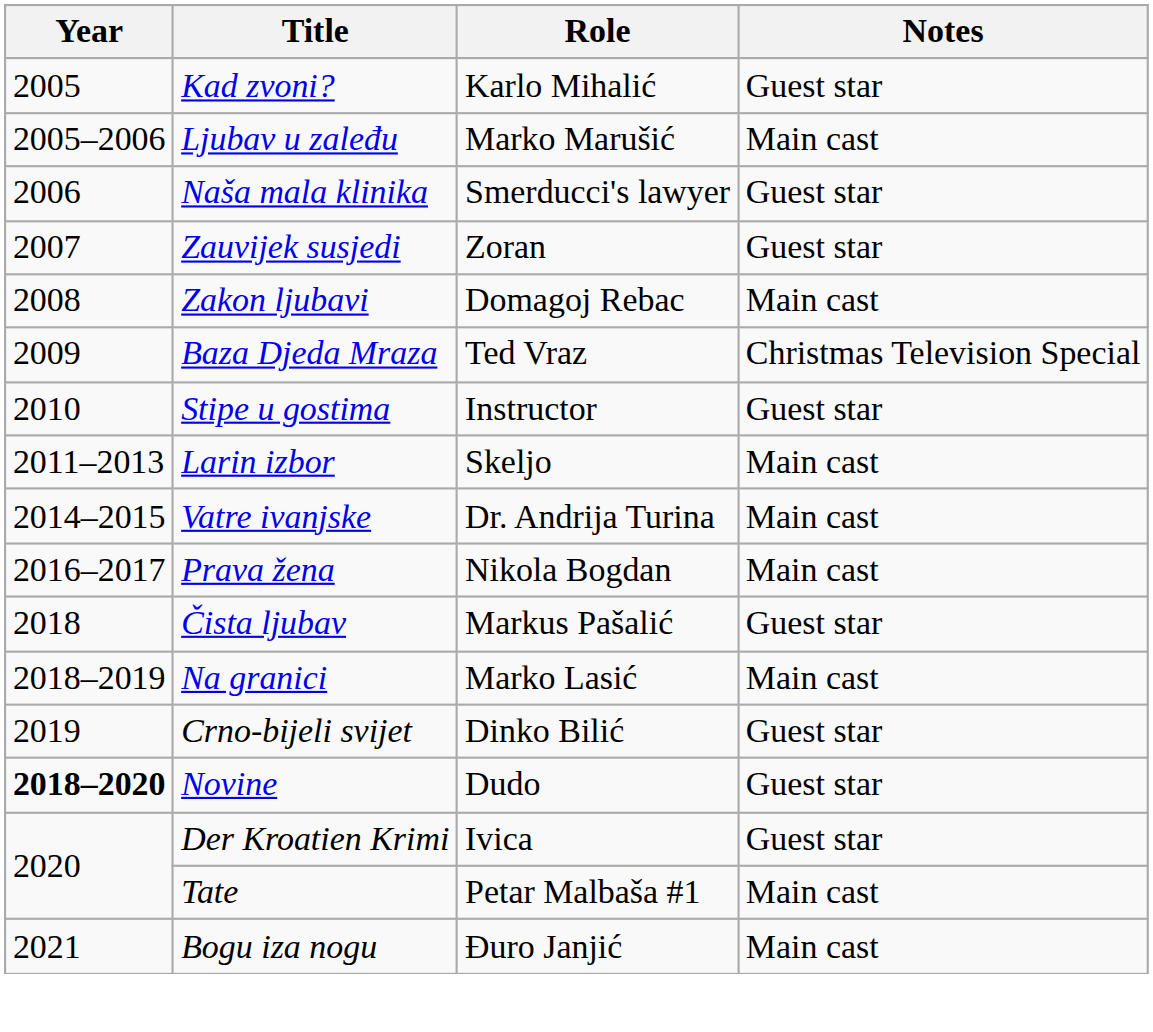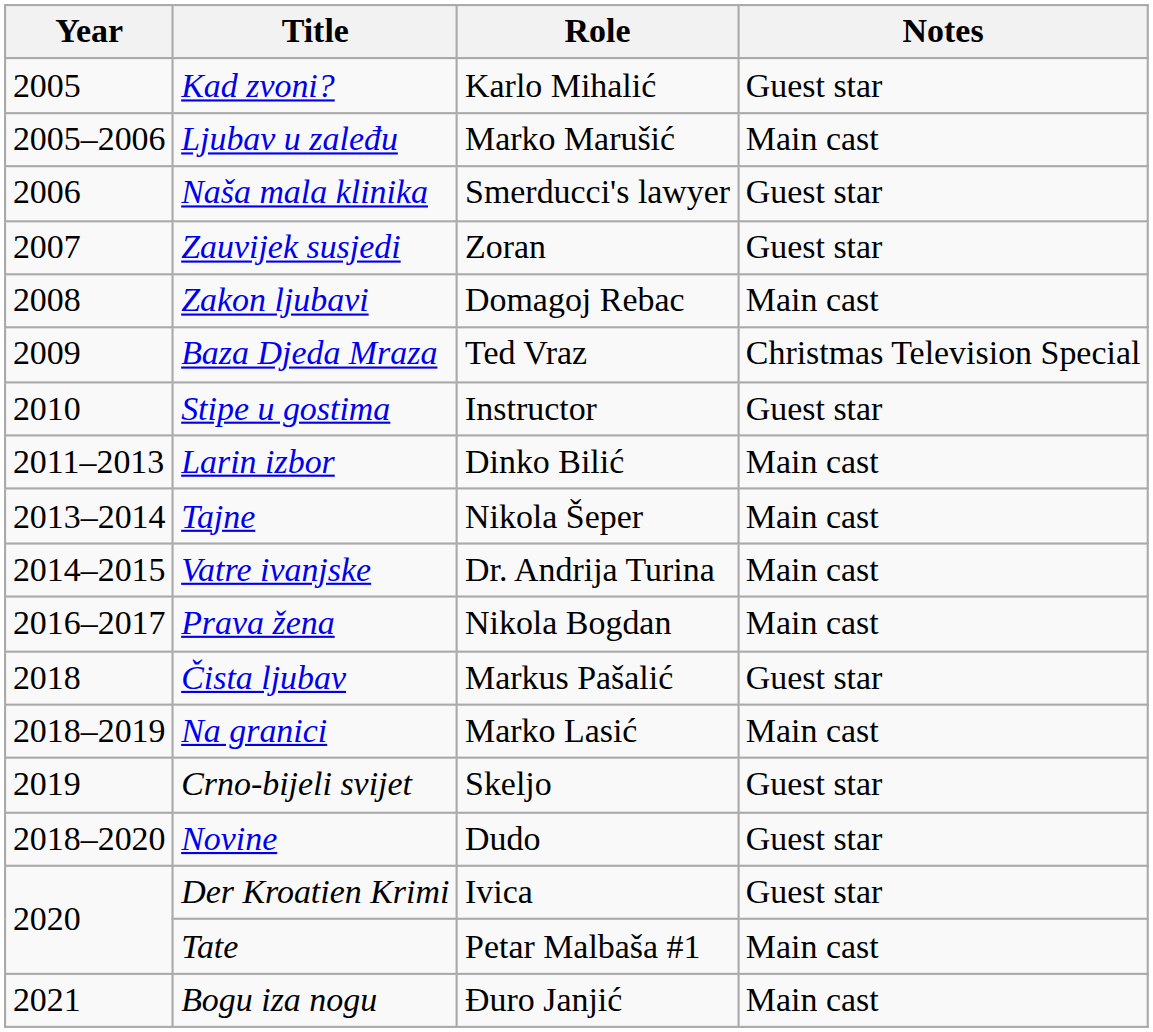(508, 461) Skeljo -> (545, 461) Dinko Bilić
+ row: (218, 515)
(545, 730) Dinko Bilić -> (508, 784) Skeljo
(89, 784) bold -> (89, 838) normal
